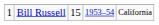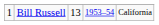(76, 12) 15 -> (76, 12) 13
